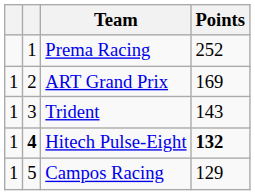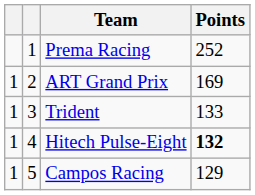(209, 111) 143 -> (209, 111) 133
(32, 142) bold -> (32, 142) normal
